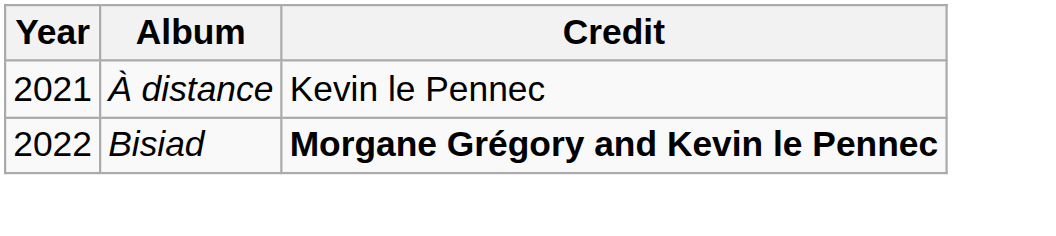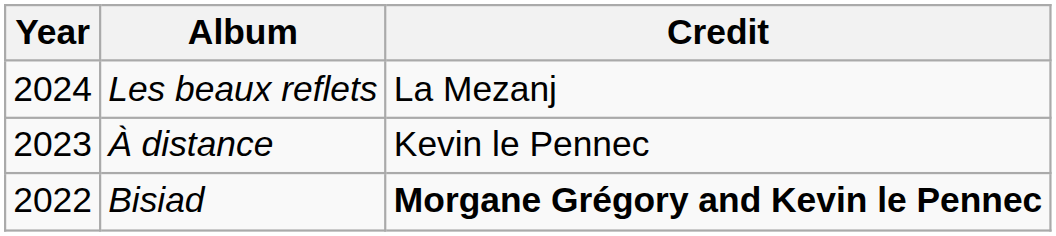+ row: (243, 88)
(53, 88) 2021 -> (53, 144) 2023
